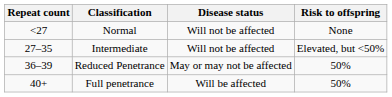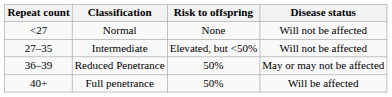columns swapped: (231, 13) <-> (341, 13)
